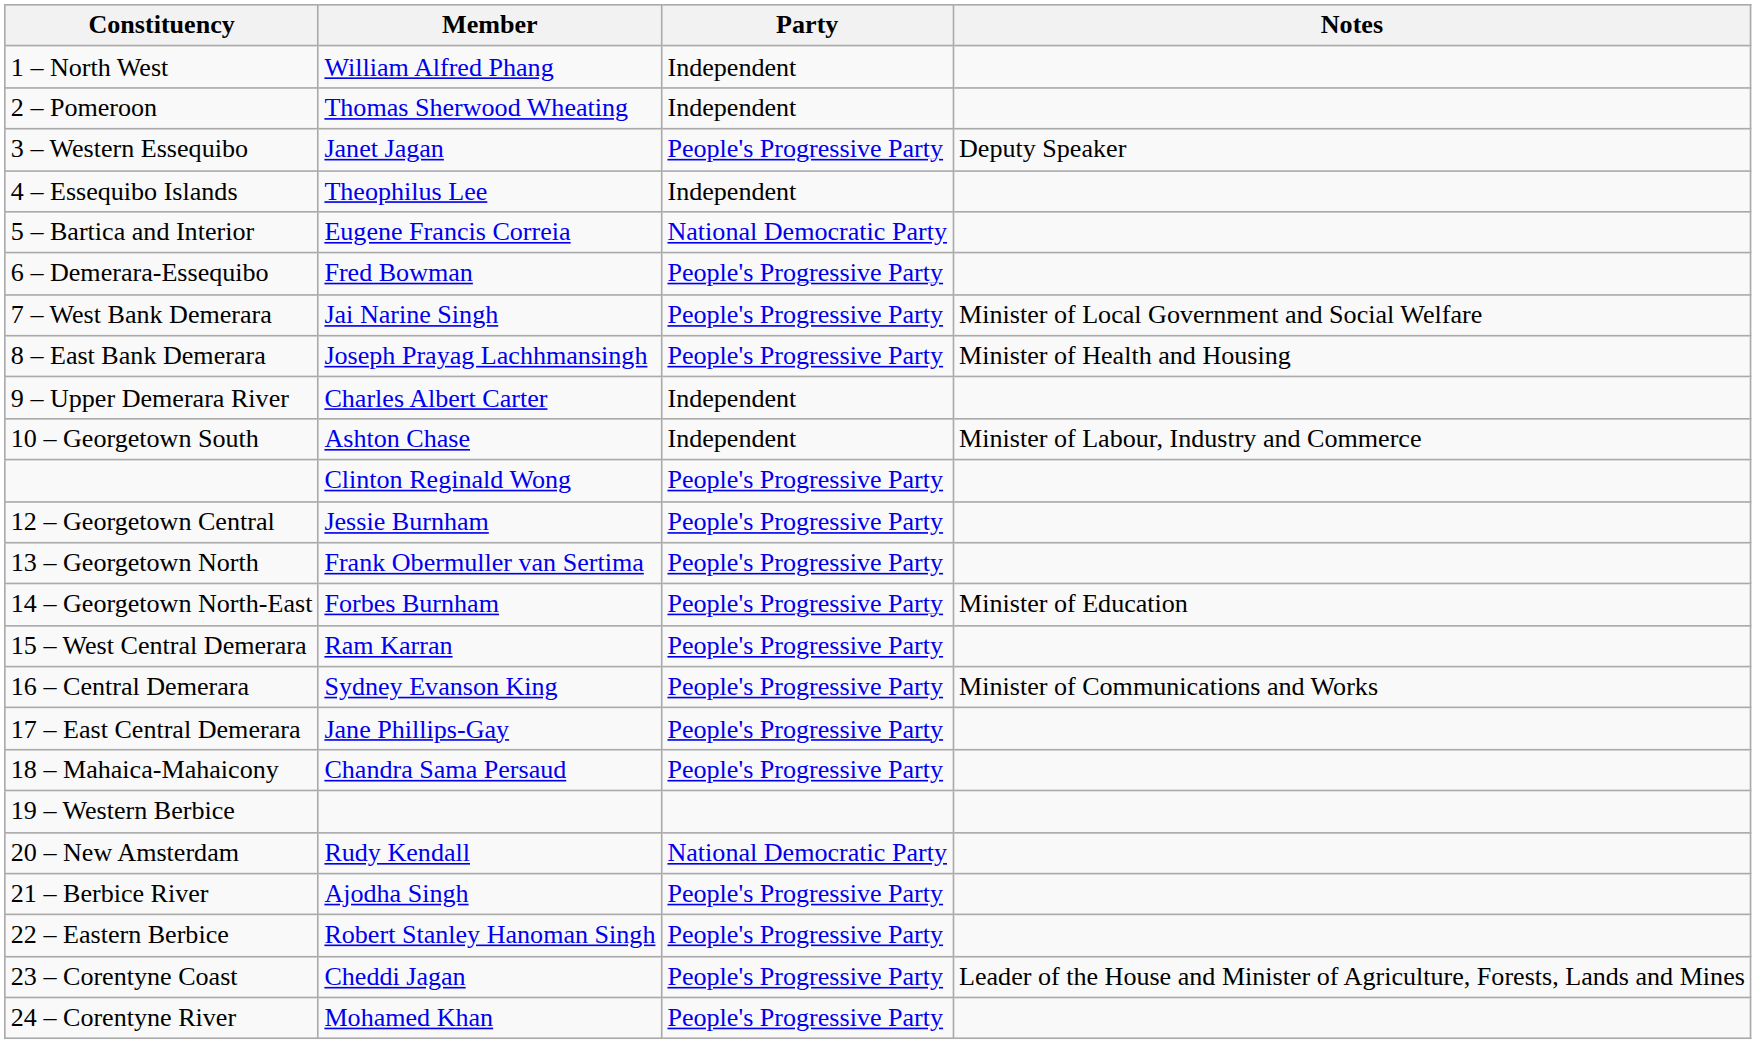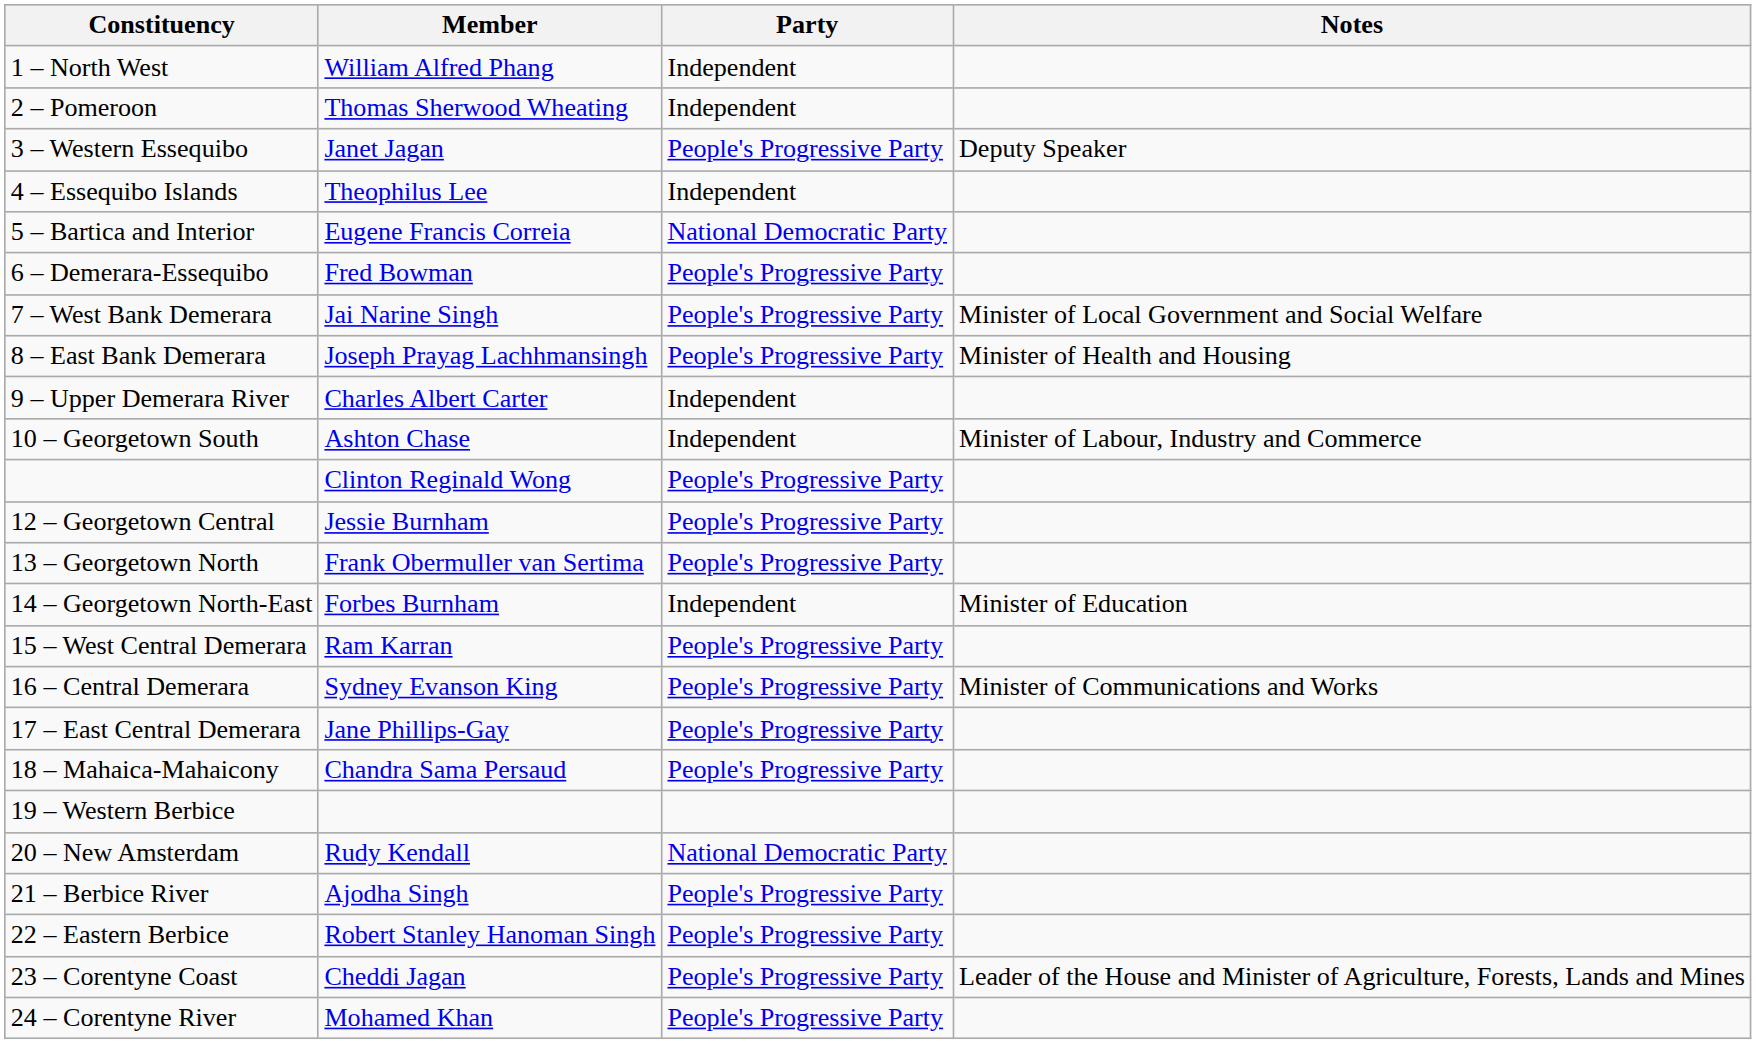(805, 604) People's Progressive Party -> (732, 604) Independent
